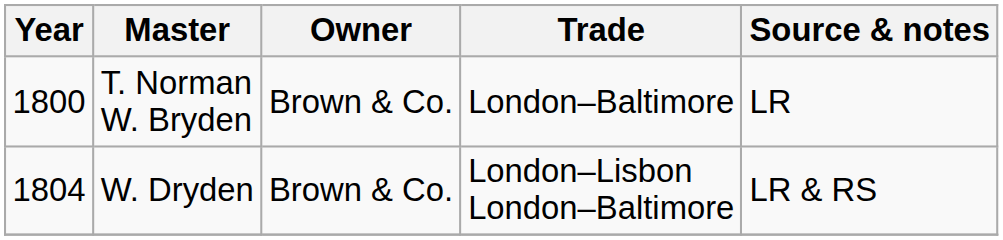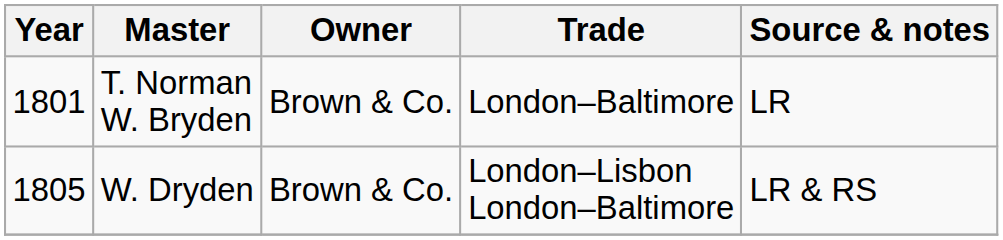(49, 100) 1800 -> (49, 100) 1801
(49, 189) 1804 -> (49, 189) 1805
